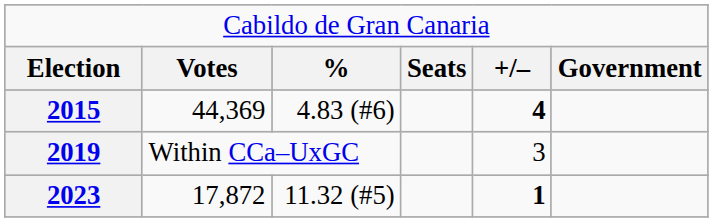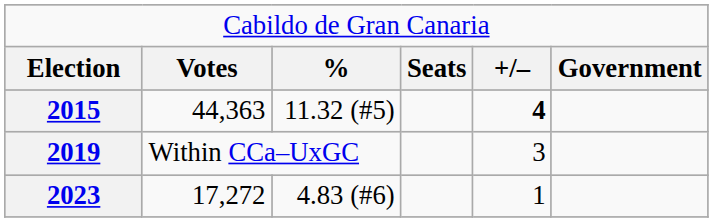(229, 110) 44,369 -> (229, 110) 44,363
(346, 110) 4.83 (#6) -> (340, 110) 11.32 (#5)
(229, 195) 17,872 -> (229, 195) 17,272
(340, 195) 11.32 (#5) -> (346, 195) 4.83 (#6)
(539, 195) bold -> (539, 195) normal
